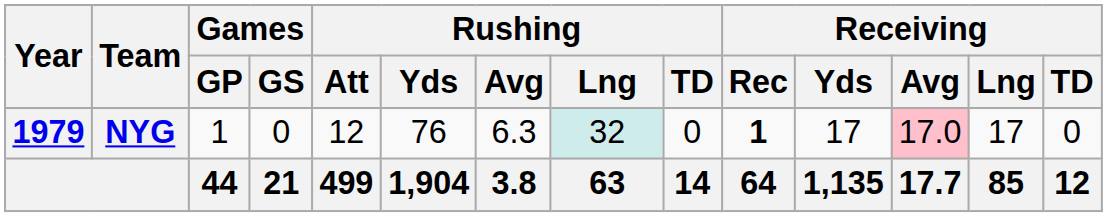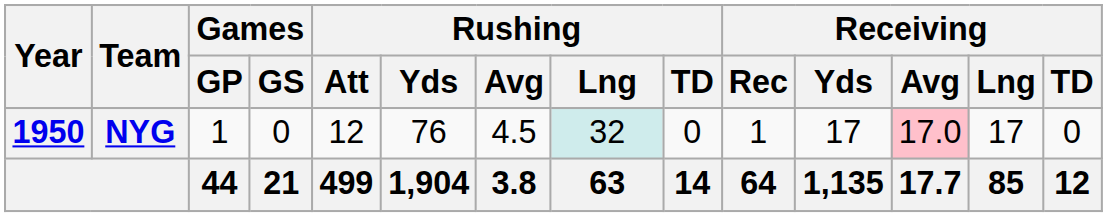(48, 132) 1979 -> (48, 132) 1950
(514, 132) 6.3 -> (514, 132) 4.5
(758, 132) bold -> (758, 132) normal
